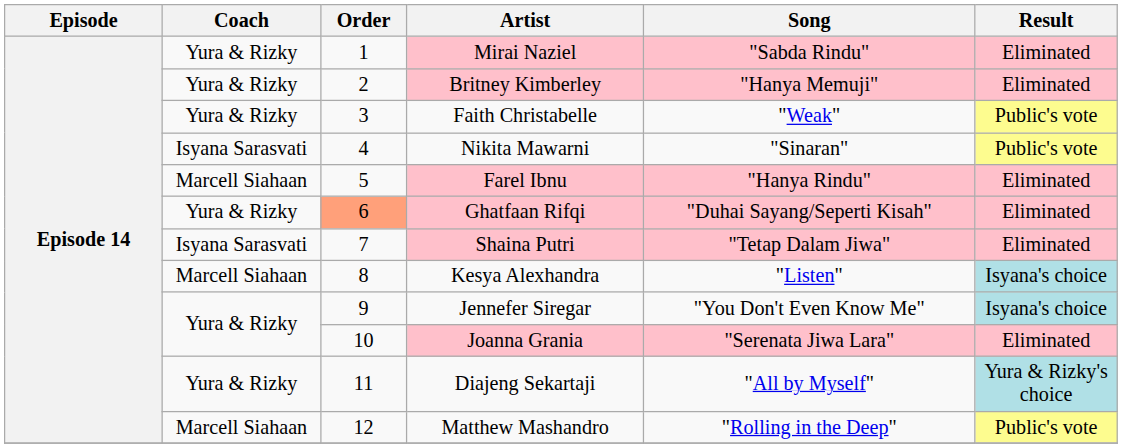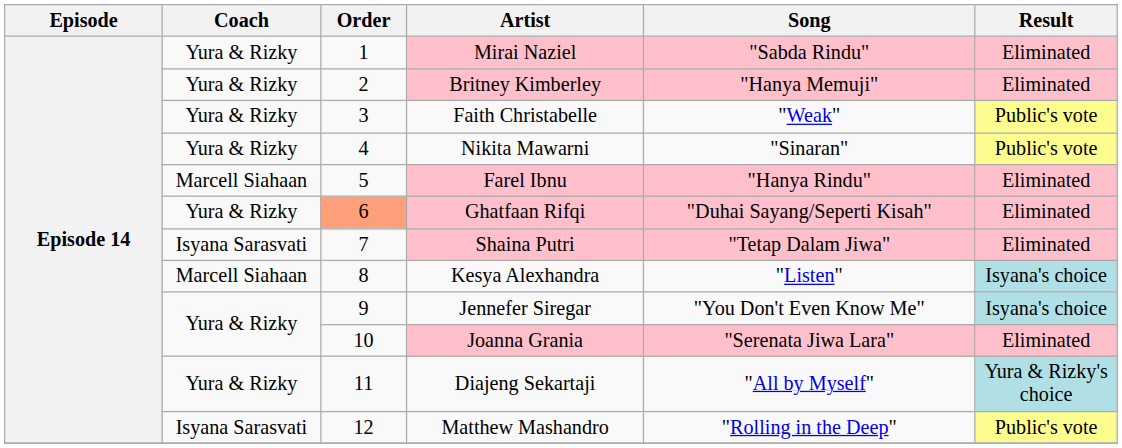(241, 148) Isyana Sarasvati -> (241, 148) Yura & Rizky
(241, 426) Marcell Siahaan -> (241, 426) Isyana Sarasvati
